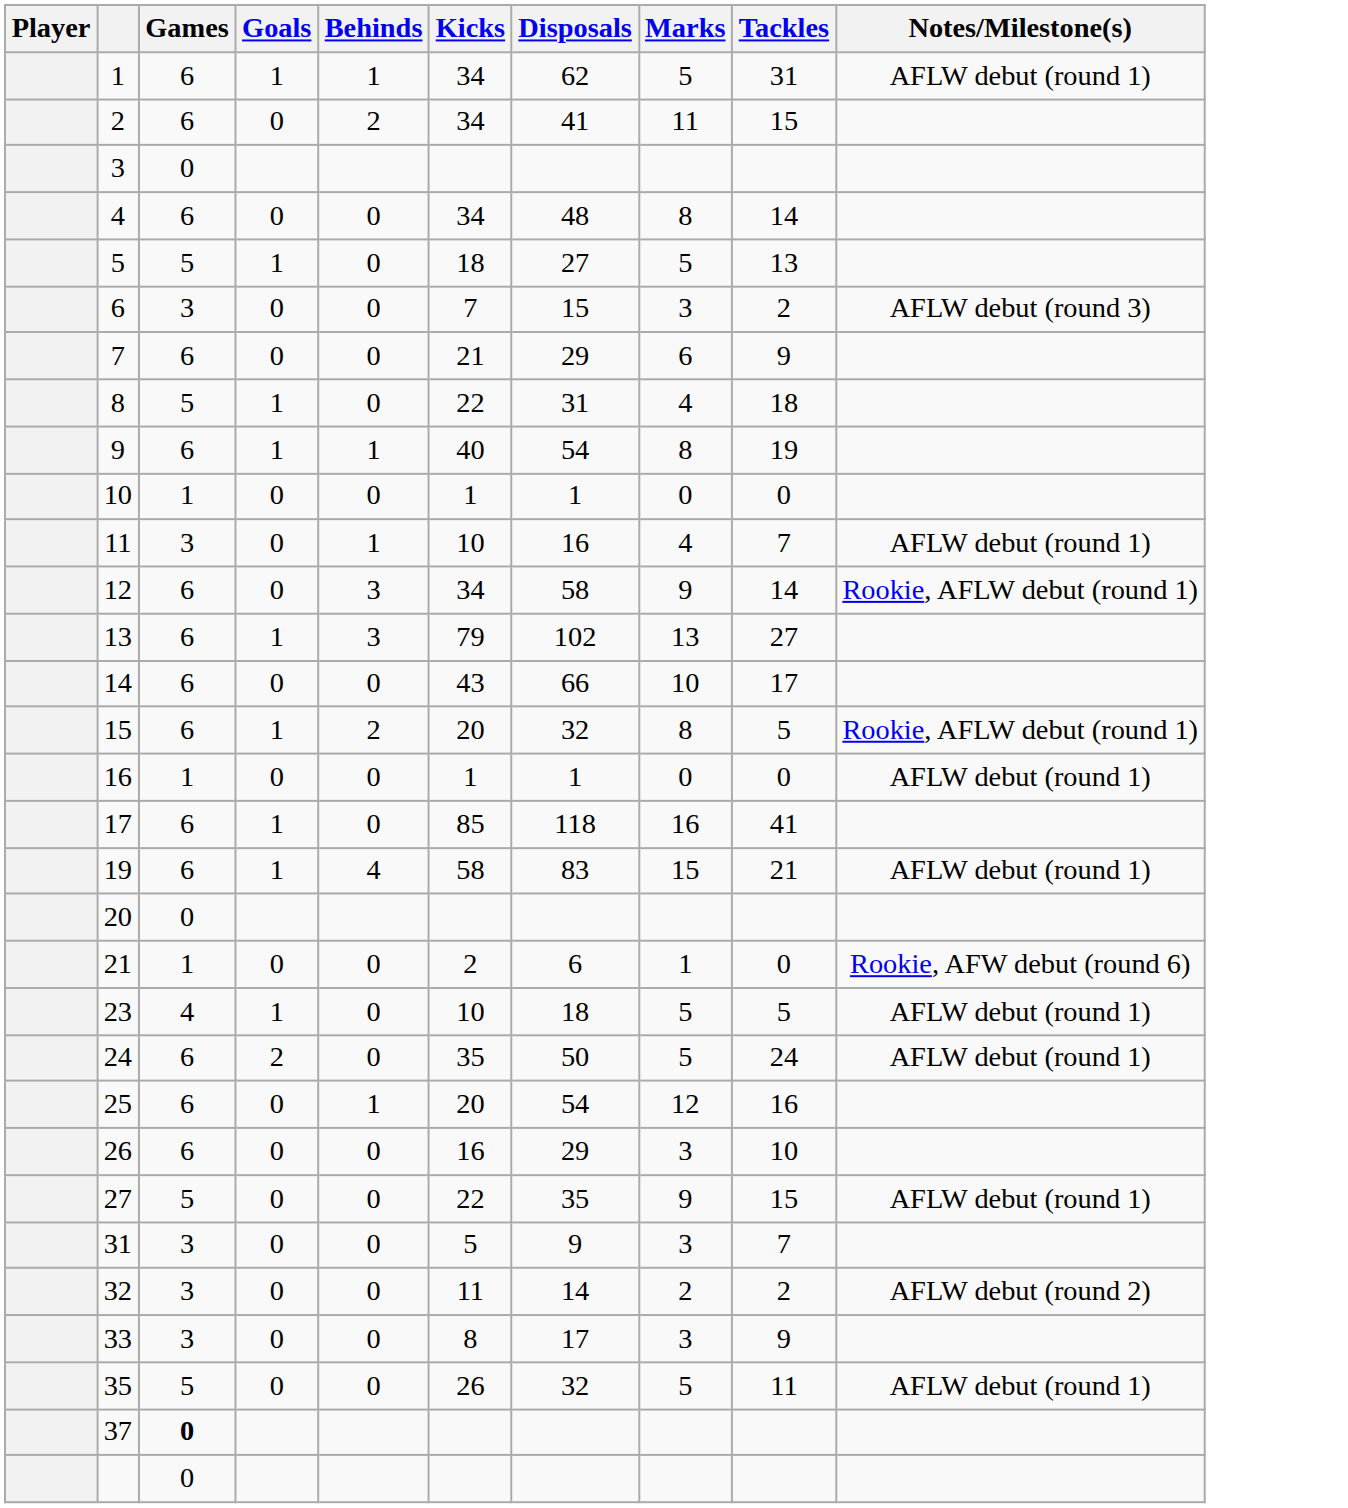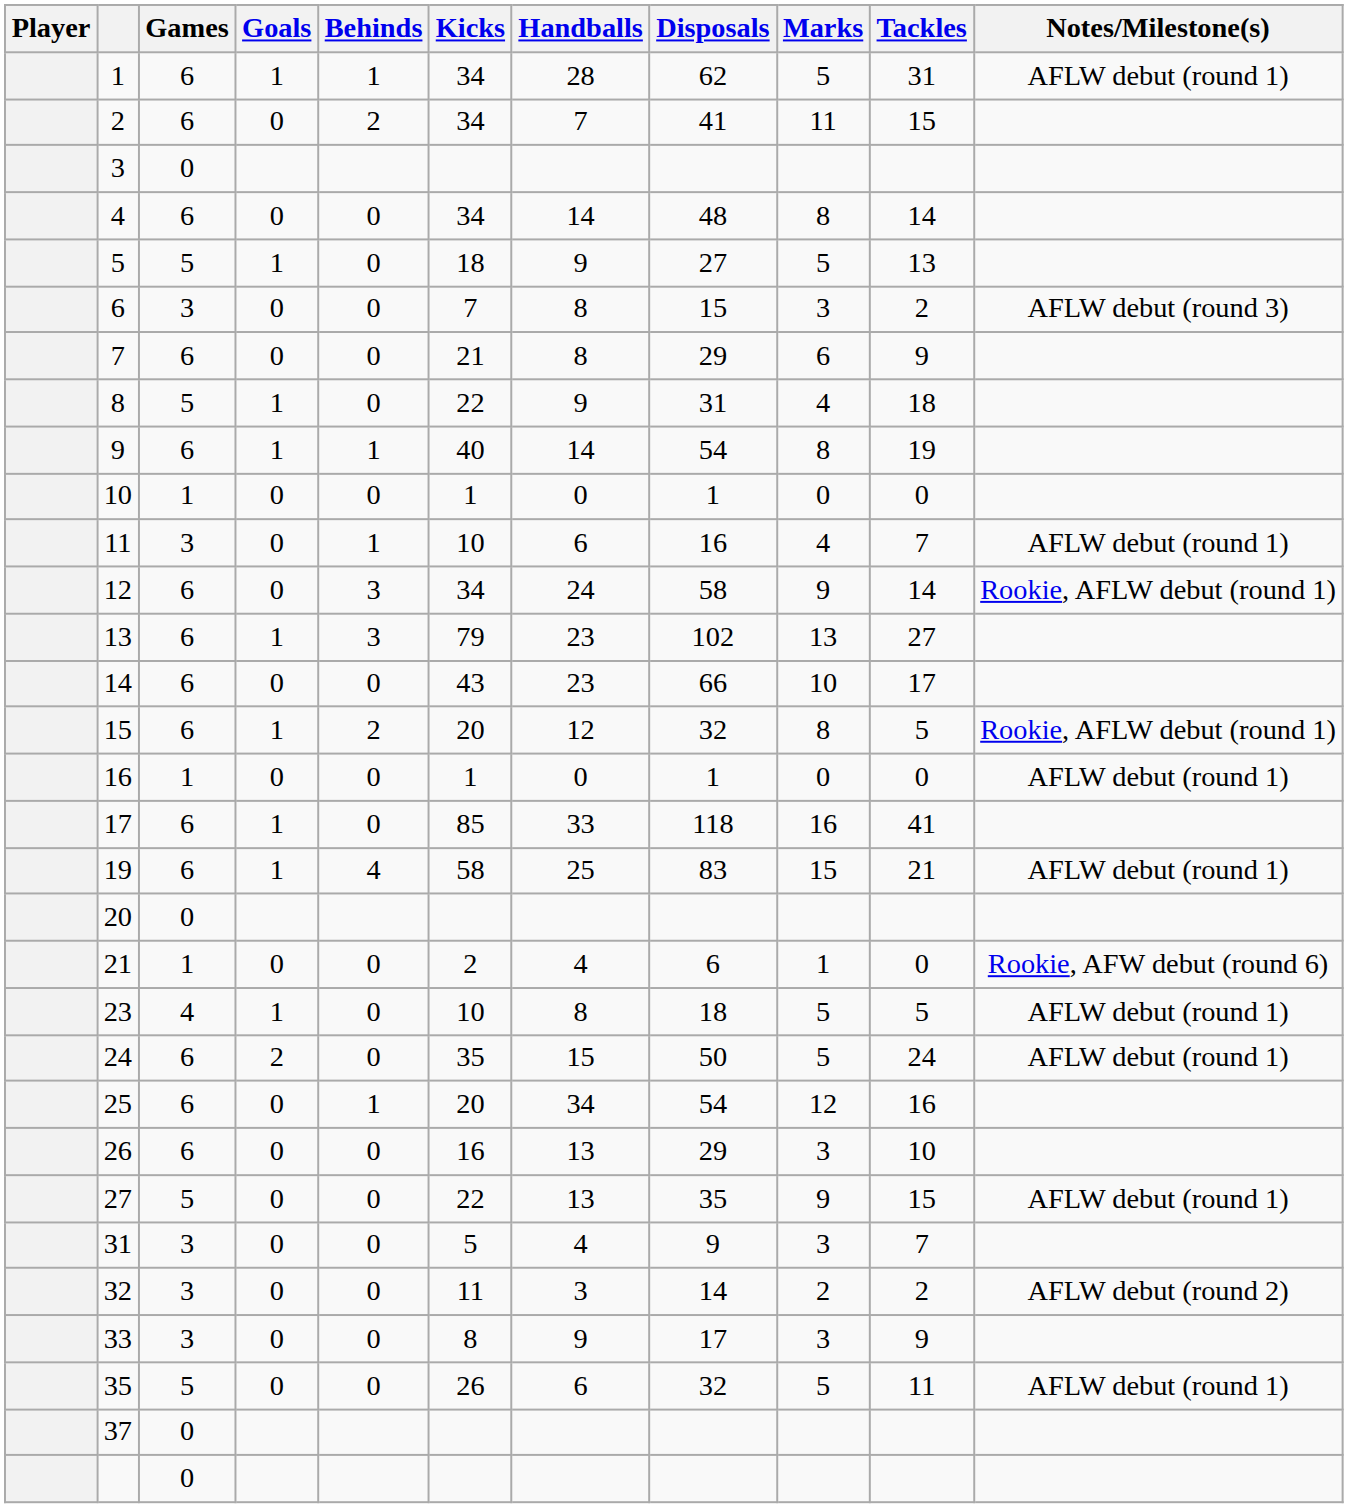+ column: (581, 28)
(187, 1431) bold -> (187, 1431) normal
